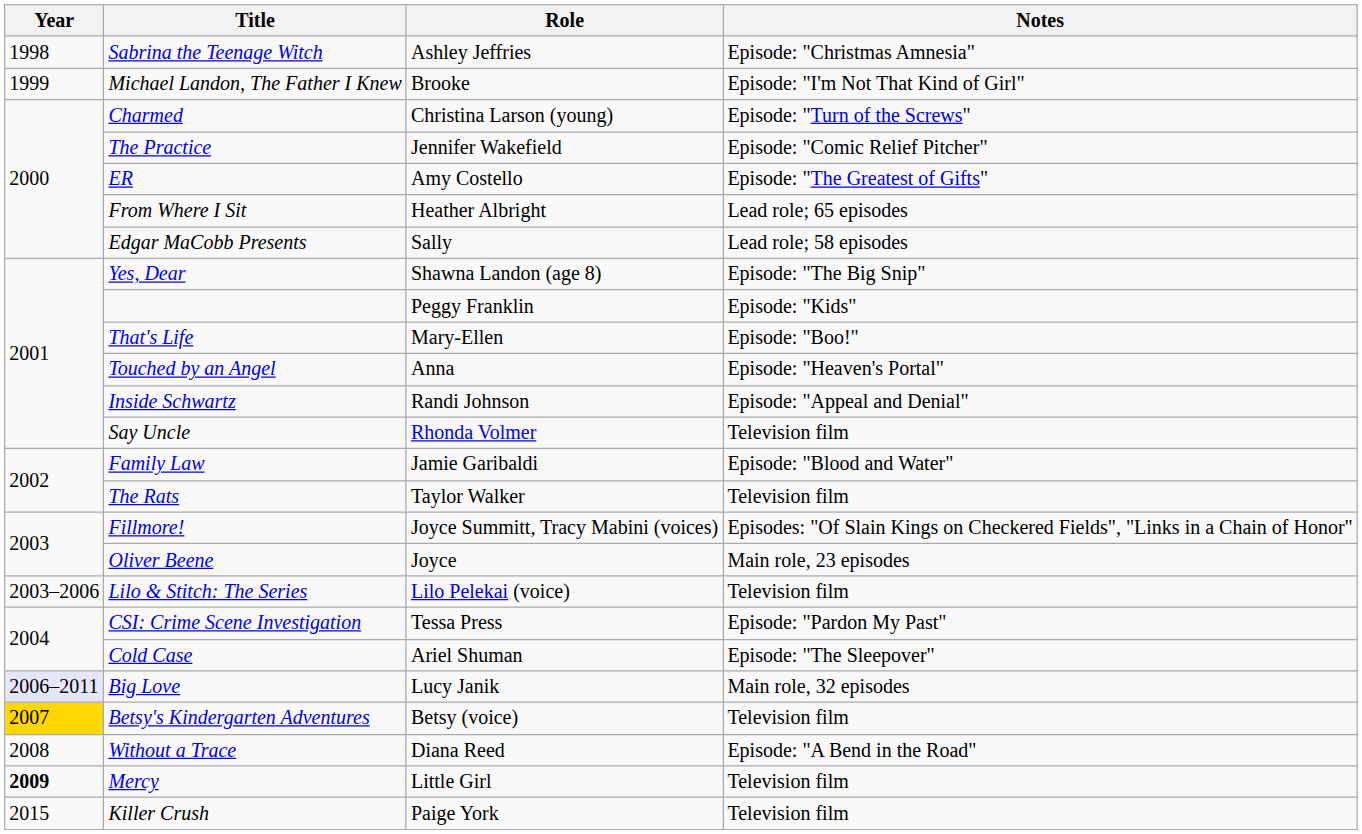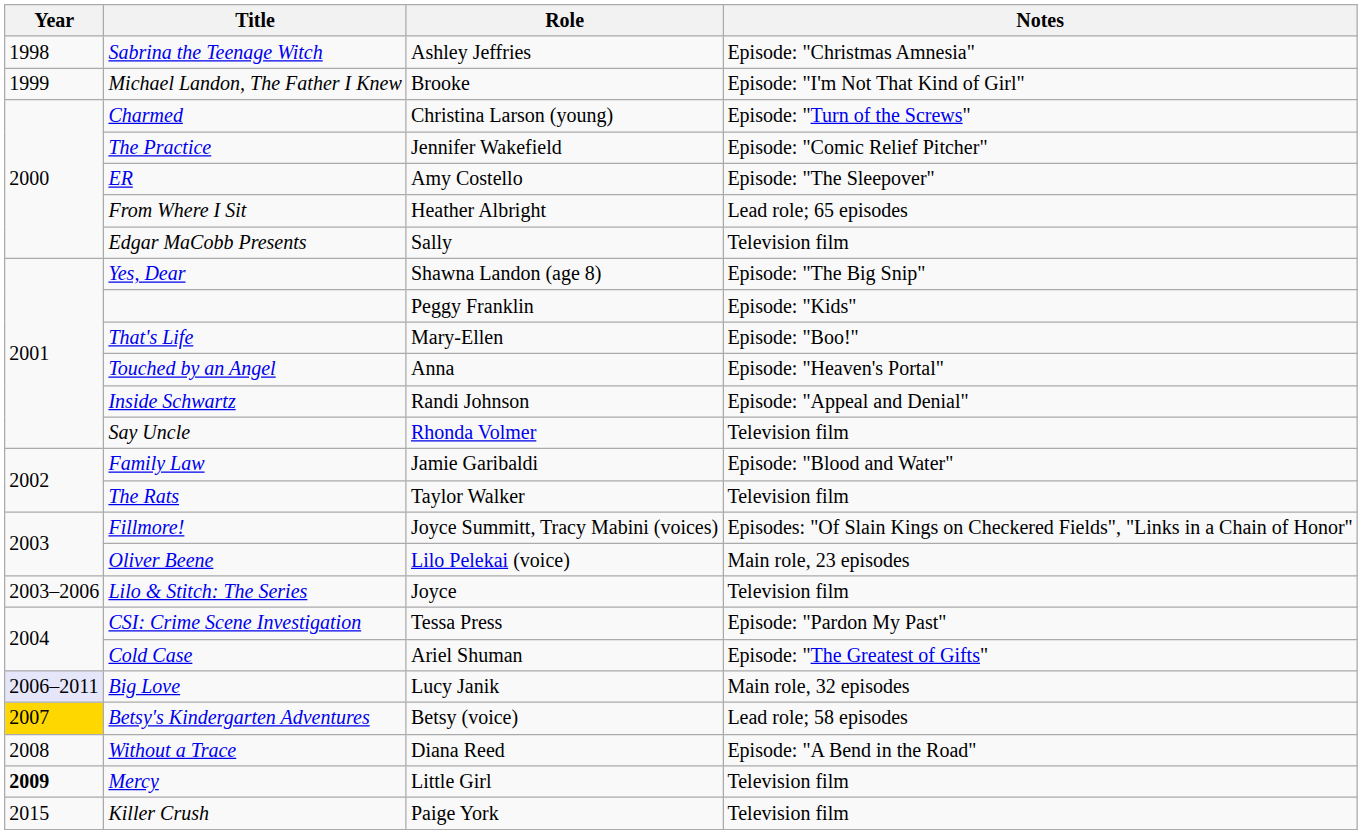(858, 178) Episode: "The Greatest of Gifts" -> (831, 178) Episode: "The Sleepover"
(818, 242) Lead role; 58 episodes -> (788, 242) Television film
(434, 559) Joyce -> (490, 559) Lilo Pelekai (voice)
(490, 591) Lilo Pelekai (voice) -> (434, 591) Joyce
(831, 654) Episode: "The Sleepover" -> (858, 654) Episode: "The Greatest of Gifts"
(788, 718) Television film -> (818, 718) Lead role; 58 episodes
